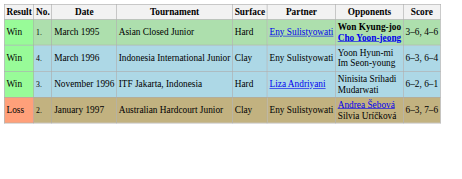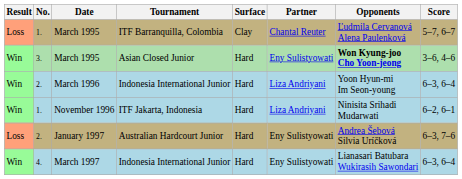+ row: (77, 32)
(39, 32) 1. -> (39, 58) 3.
(39, 58) 4. -> (39, 84) 2.
(243, 57) Clay -> (244, 83) Hard
(301, 57) Eny Sulistyowati -> (298, 83) Liza Andriyani
(39, 84) 3. -> (39, 110) 1.
(243, 109) Clay -> (244, 135) Hard
+ row: (77, 161)
